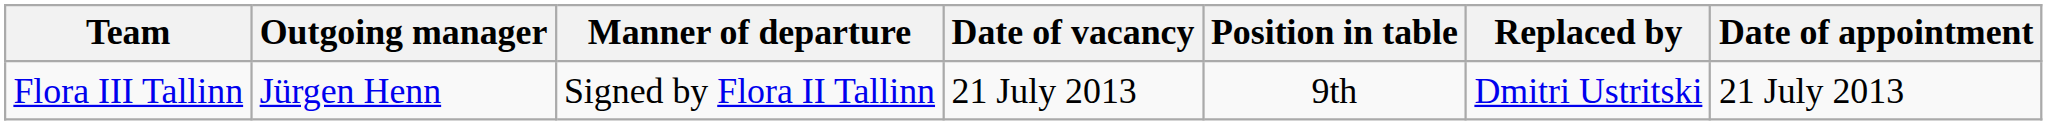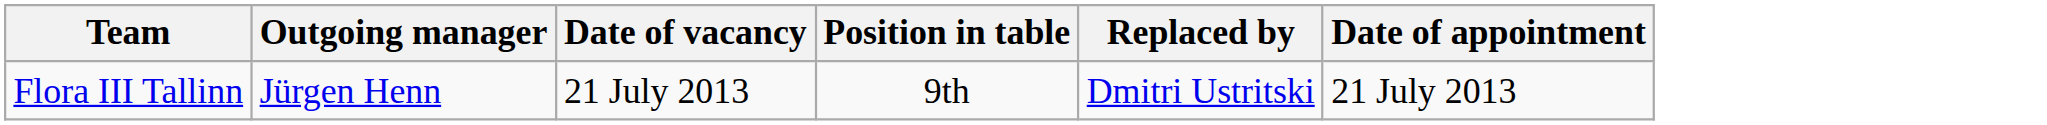- column: (749, 32)
